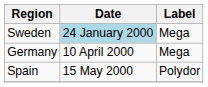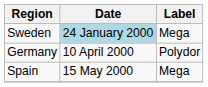(174, 52) Mega -> (180, 52) Polydor
(180, 71) Polydor -> (174, 71) Mega
